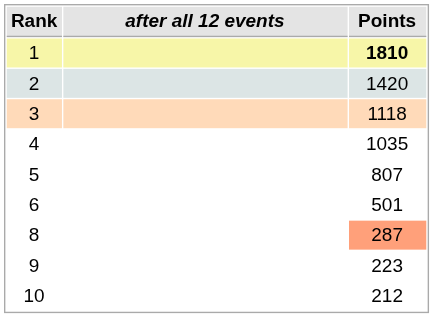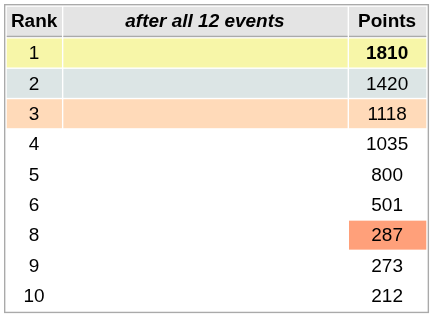(387, 174) 807 -> (387, 174) 800
(387, 266) 223 -> (387, 266) 273
